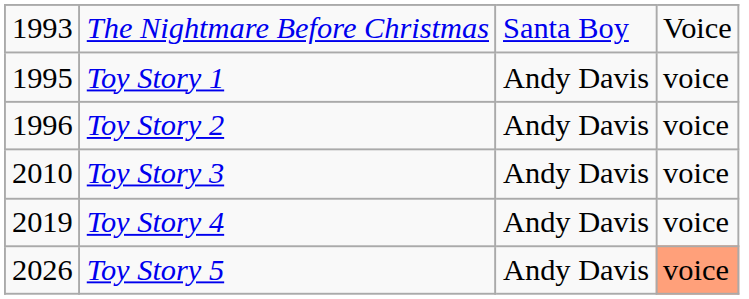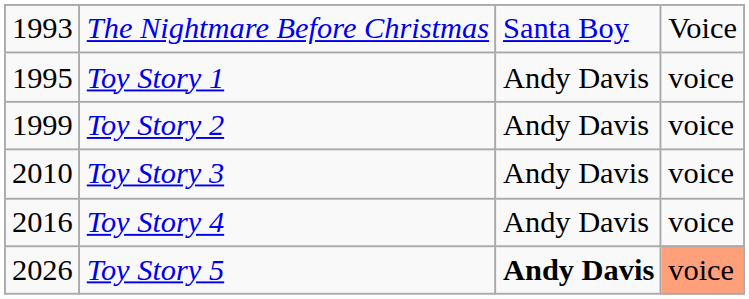(42, 125) 1996 -> (42, 125) 1999
(42, 221) 2019 -> (42, 221) 2016
(576, 269) normal -> (579, 269) bold
